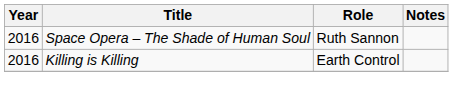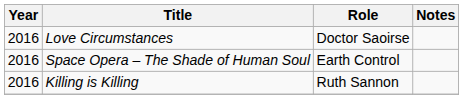+ row: (109, 37)
(358, 37) Ruth Sannon -> (358, 60) Earth Control
(358, 60) Earth Control -> (358, 82) Ruth Sannon
